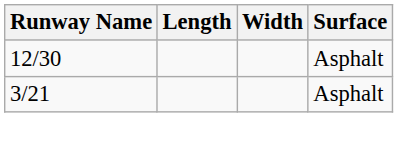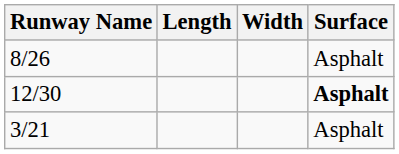+ row: (30, 58)
(348, 58) normal -> (351, 93) bold
